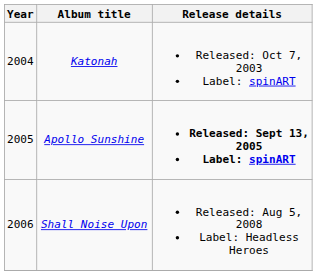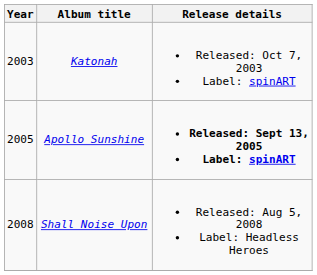(20, 62) 2004 -> (20, 62) 2003
(20, 225) 2006 -> (20, 225) 2008
